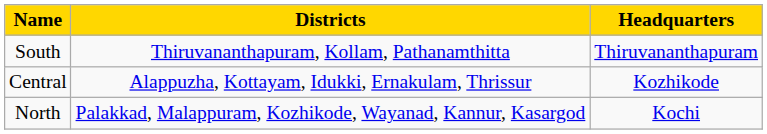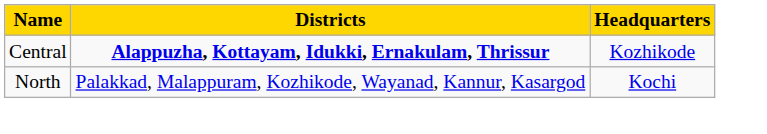- row: (38, 50)
(330, 81) normal -> (330, 50) bold
